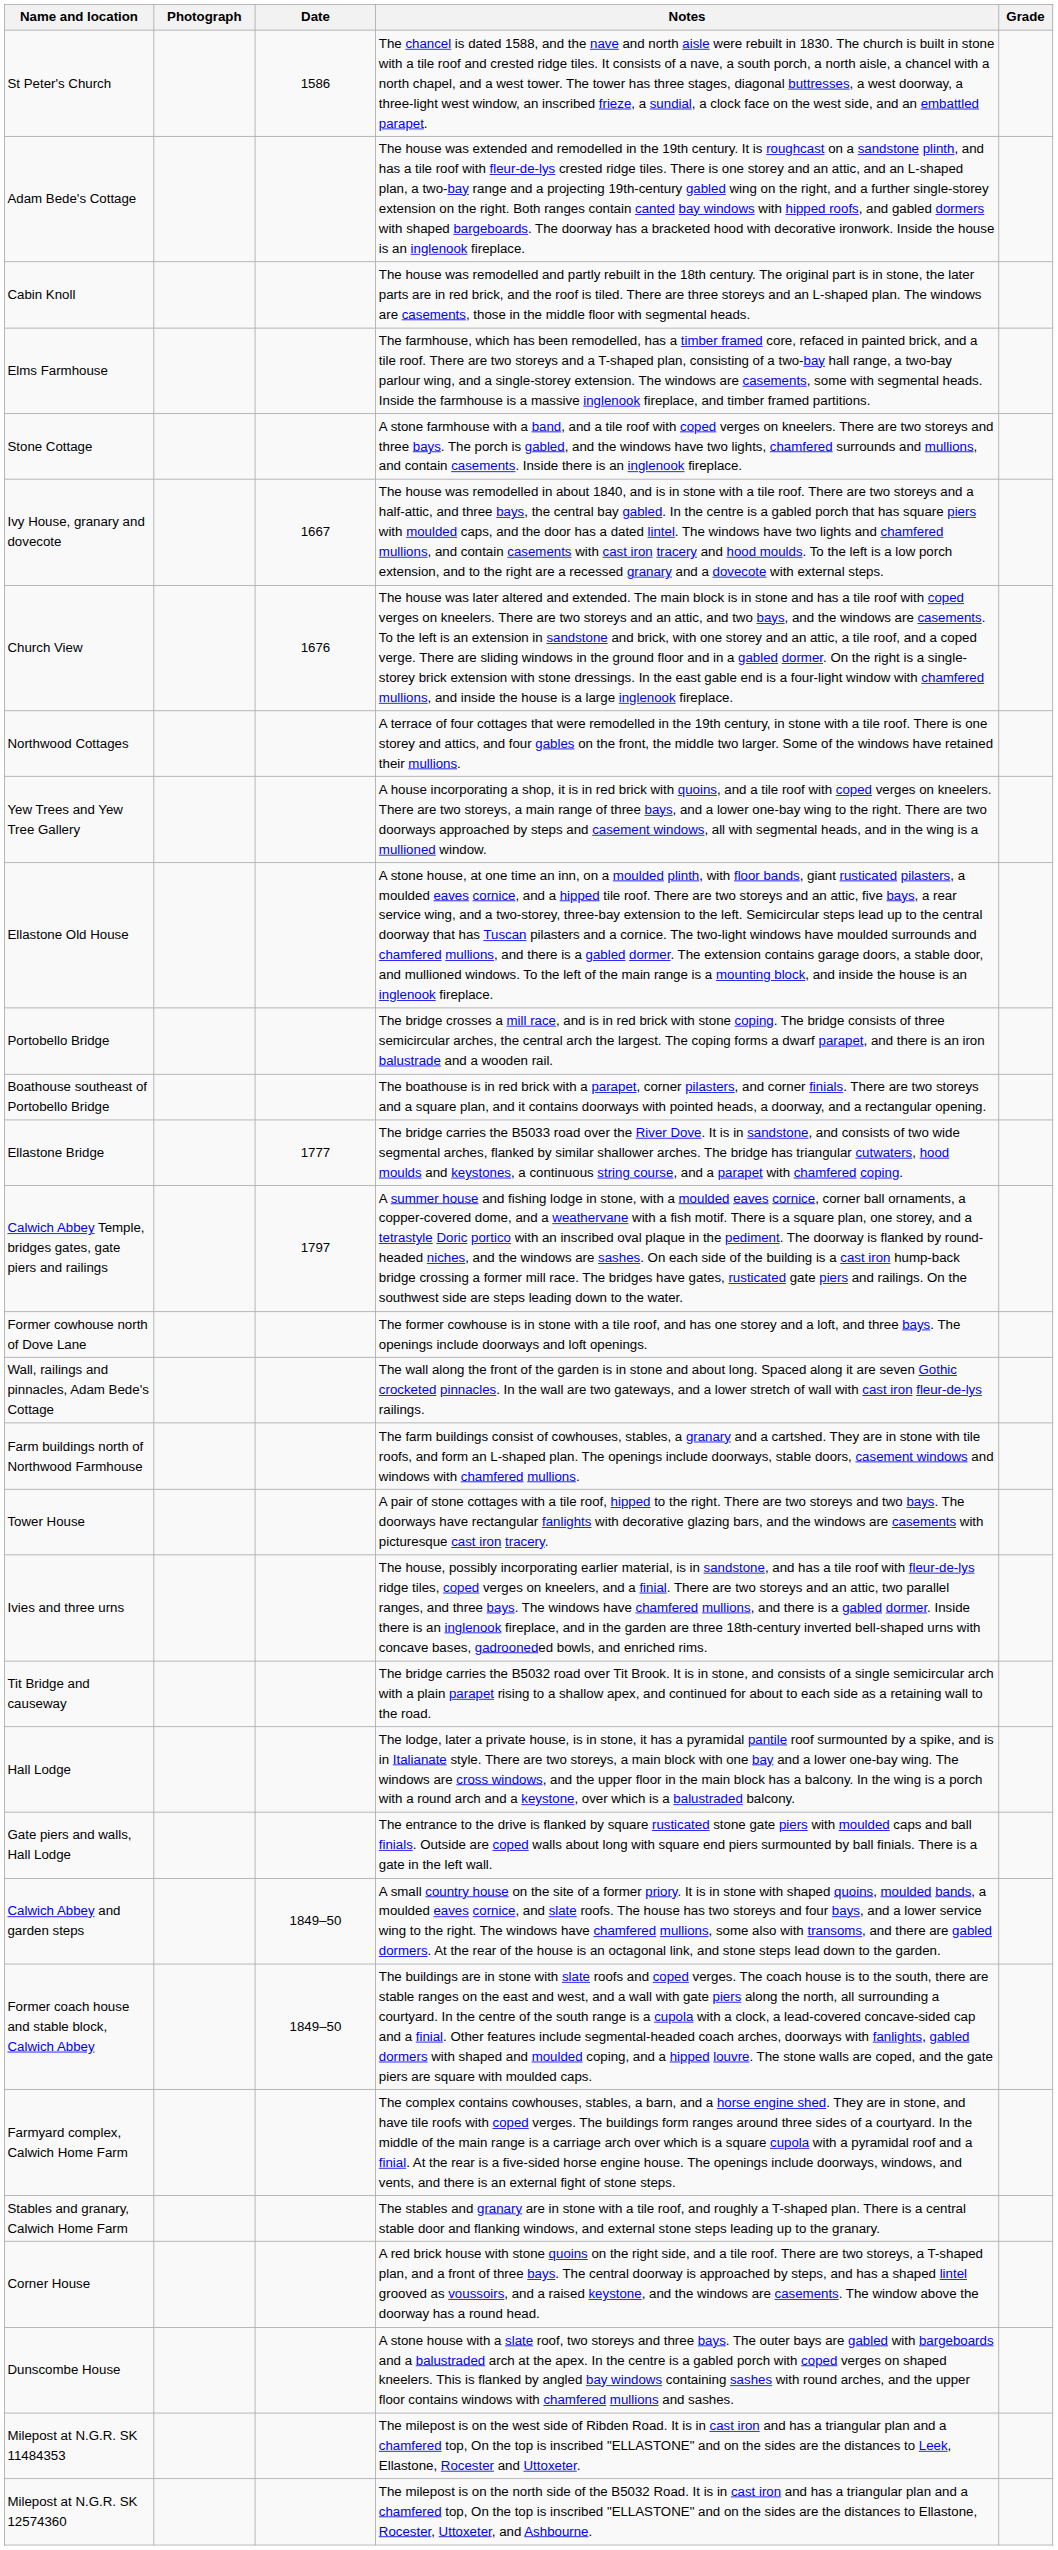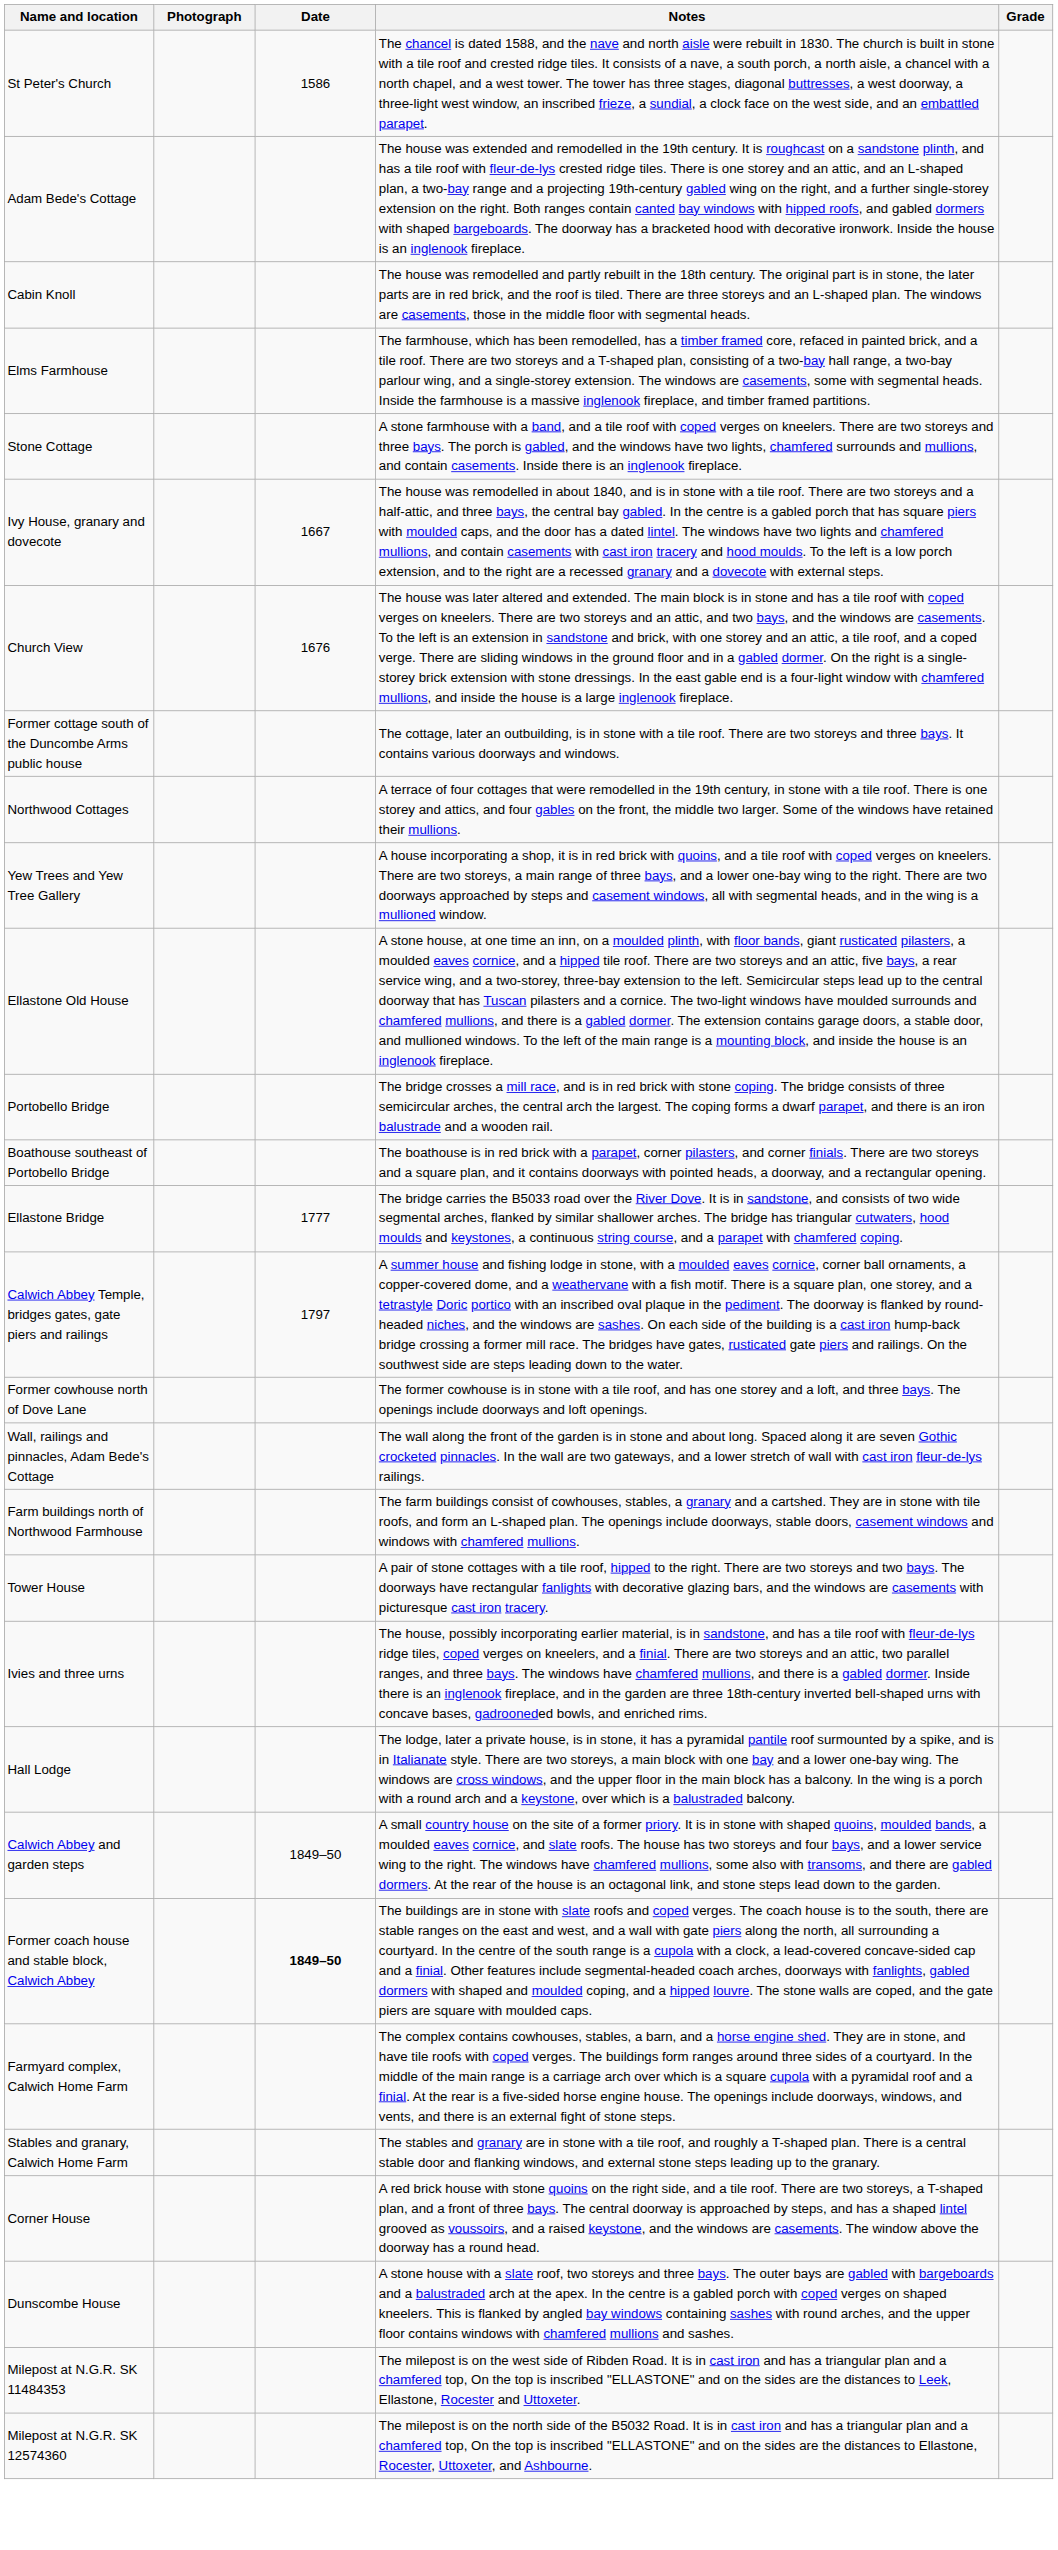+ row: (78, 743)
- row: (49, 1693)
- row: (69, 1845)
(315, 2026) normal -> (315, 1961) bold
